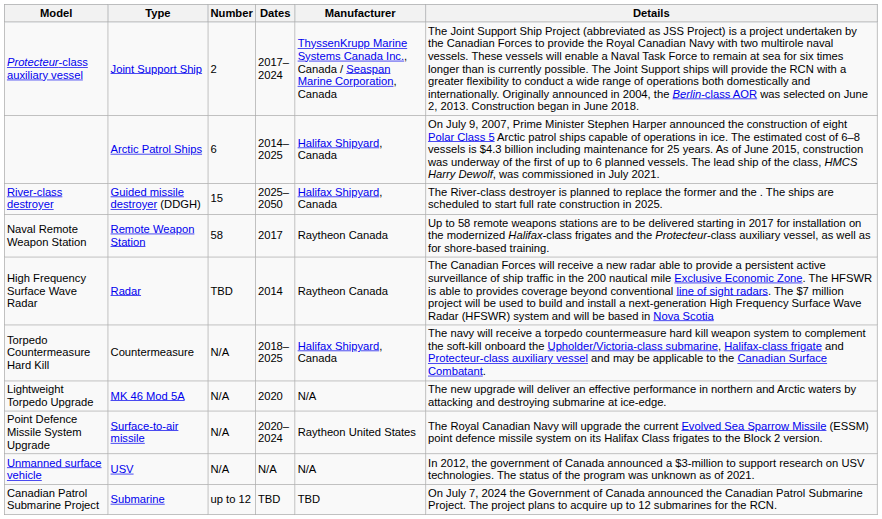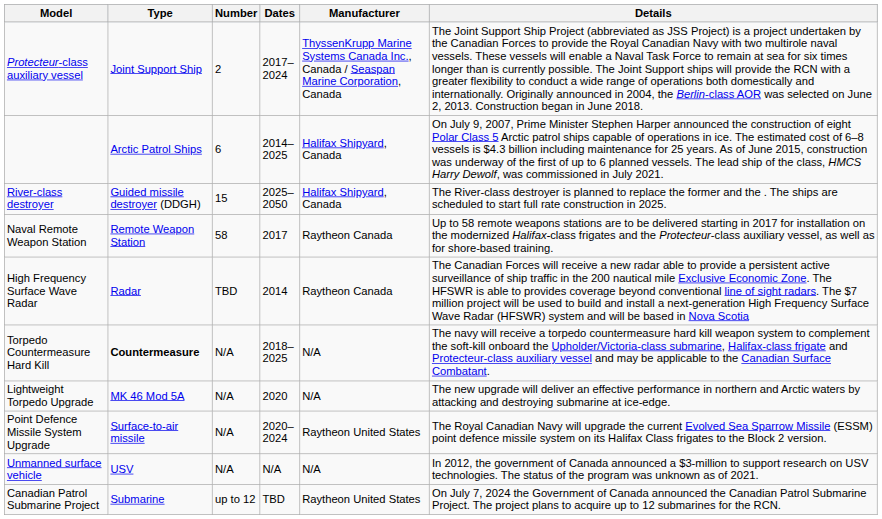(152, 353) normal -> (155, 353) bold
(340, 353) Halifax Shipyard, Canada -> (311, 353) N/A
(309, 499) TBD -> (361, 499) Raytheon United States
